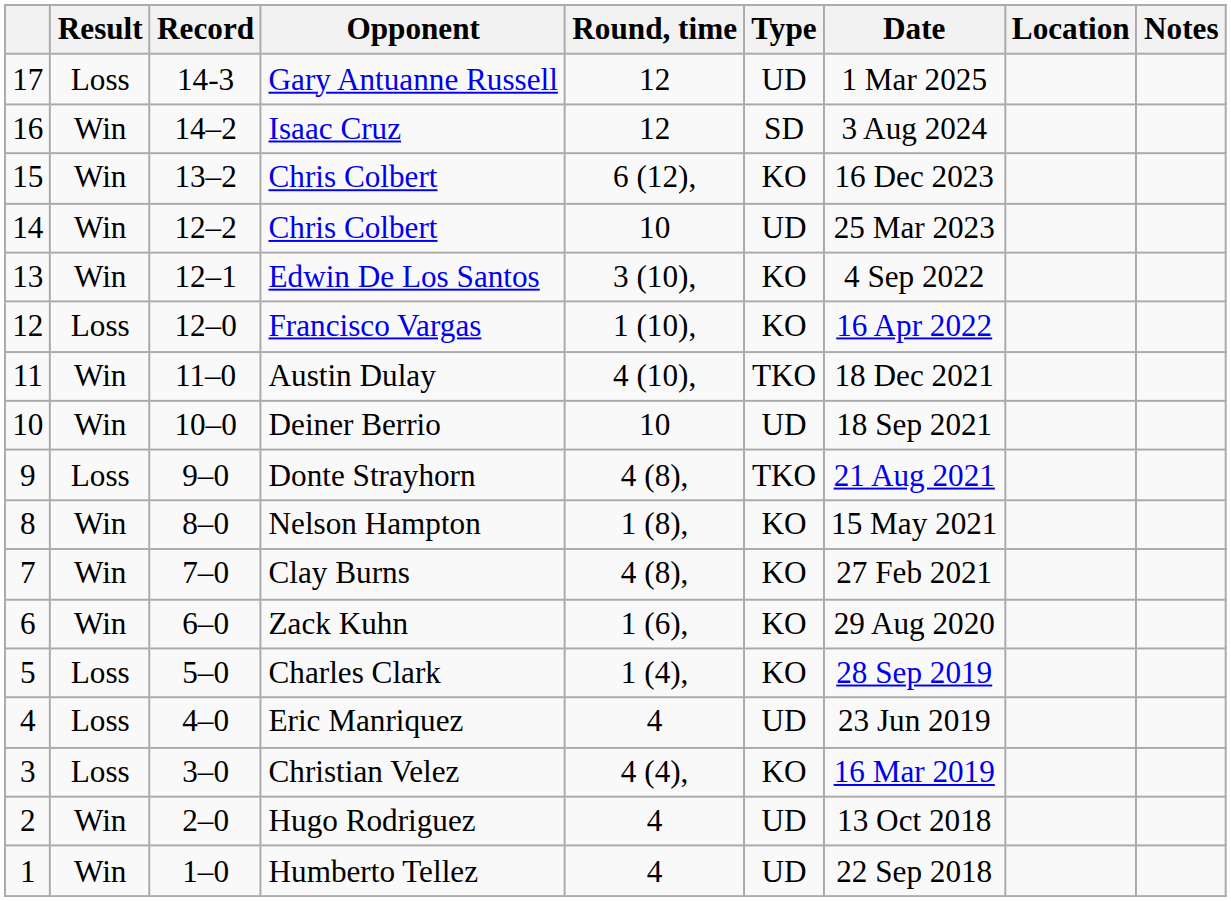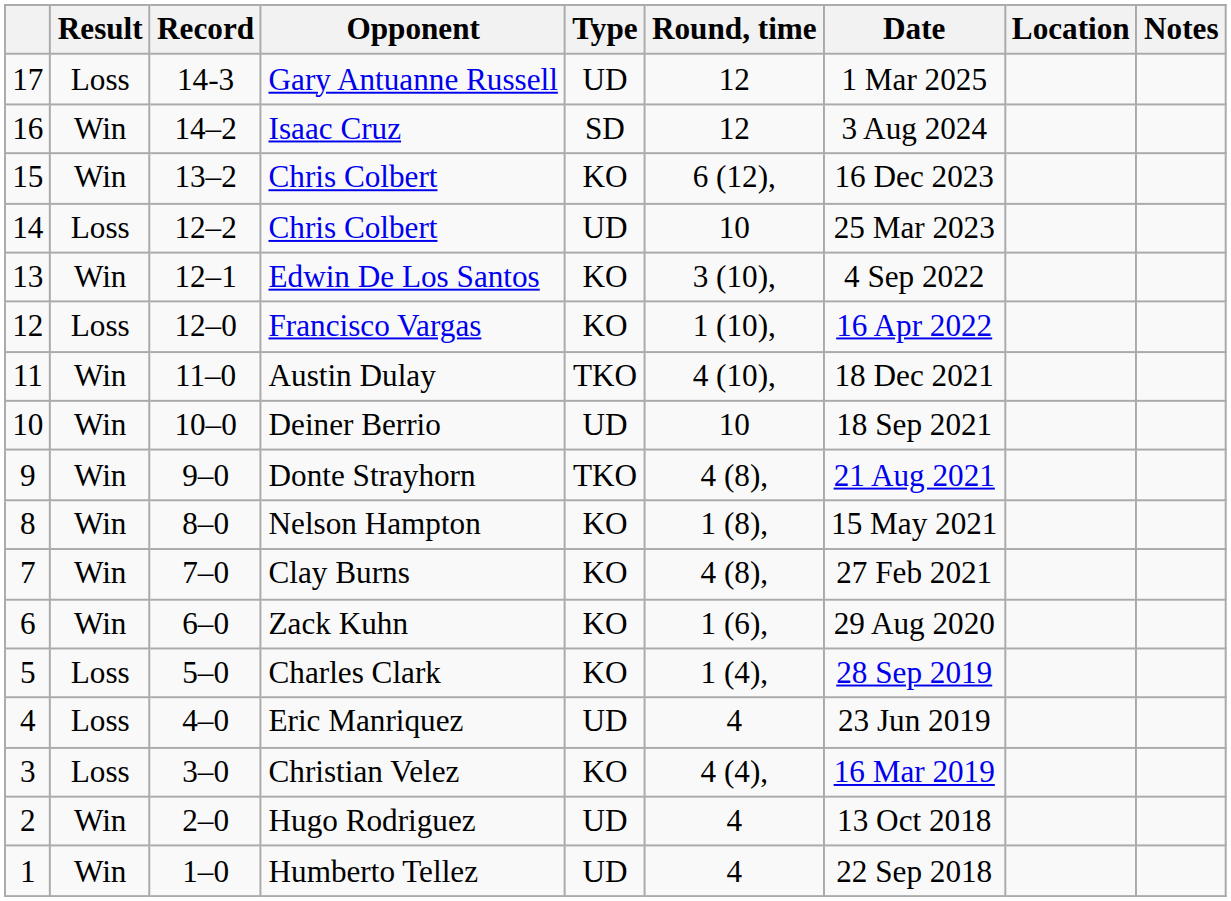columns swapped: (784, 29) <-> (655, 29)
(100, 227) Win -> (100, 227) Loss
(100, 474) Loss -> (100, 474) Win
